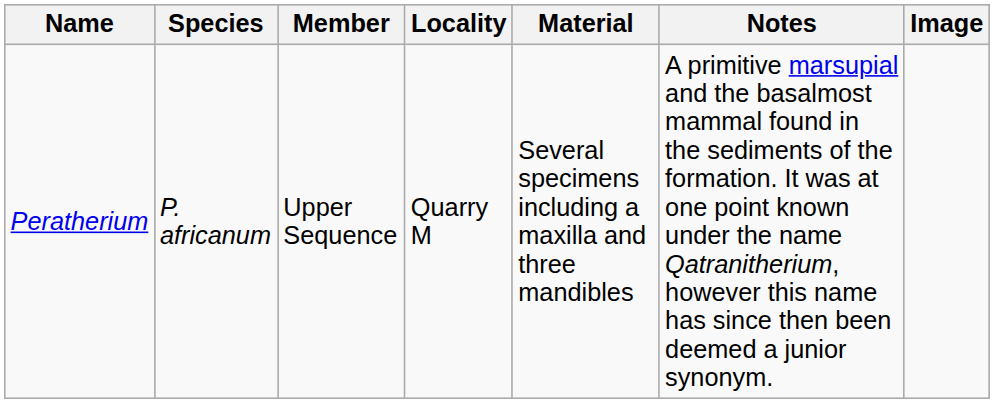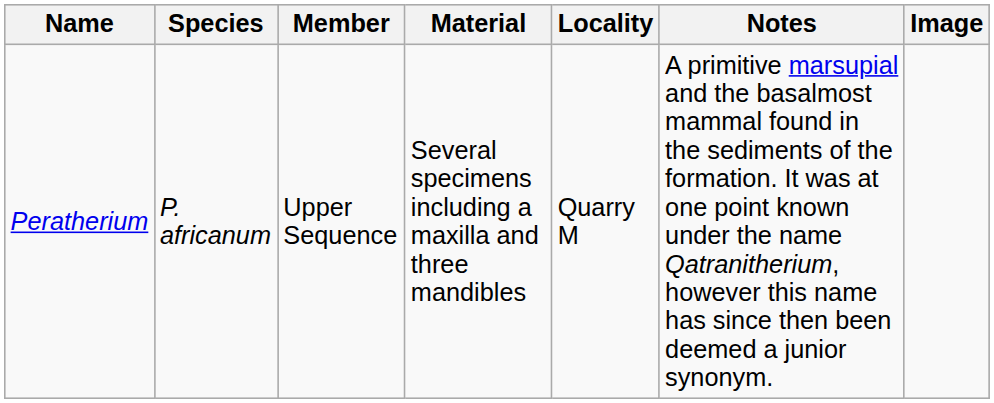columns swapped: (459, 24) <-> (586, 24)
